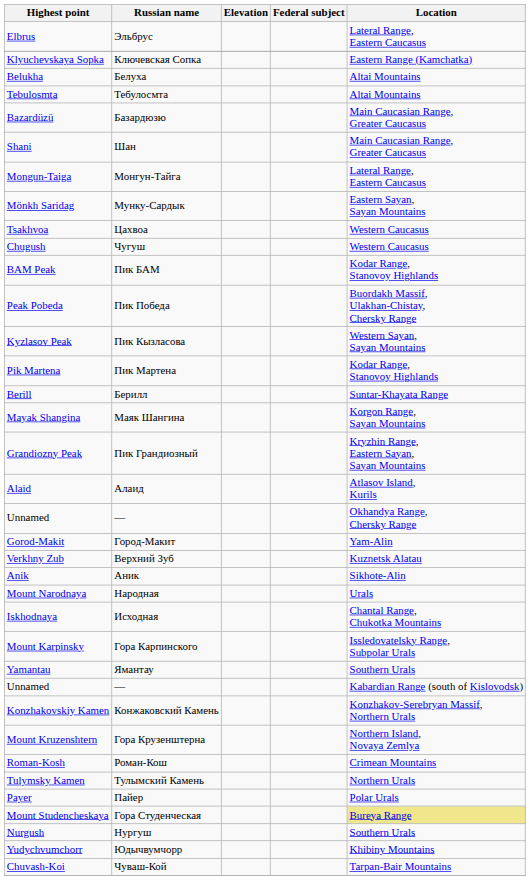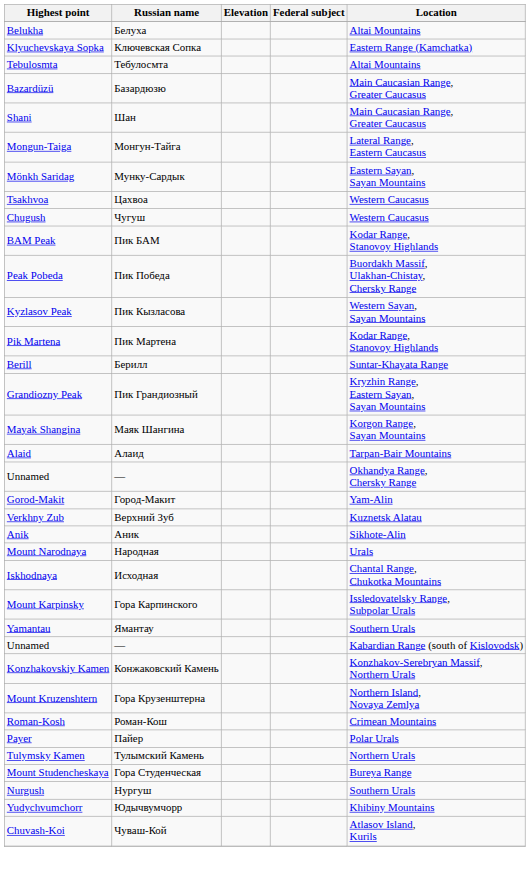- row: (21, 36)
rows swapped: (55, 59) <-> (25, 77)
rows swapped: (44, 453) <-> (44, 417)
(383, 488) Atlasov Island, Kurils -> (400, 453) Tarpan-Bair Mountains
rows swapped: (19, 797) <-> (46, 780)
(381, 815) khaki background -> (381, 773) no background
(400, 866) Tarpan-Bair Mountains -> (383, 831) Atlasov Island, Kurils
